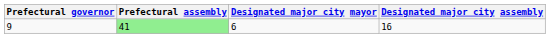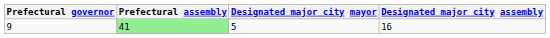(234, 26) 6 -> (234, 26) 5
